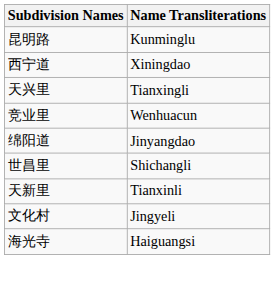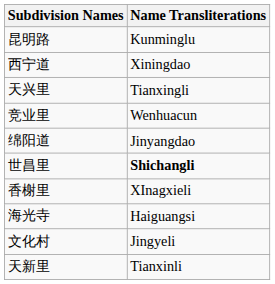(161, 165) normal -> (162, 165) bold
+ row: (29, 190)
rows swapped: (29, 190) <-> (29, 241)
